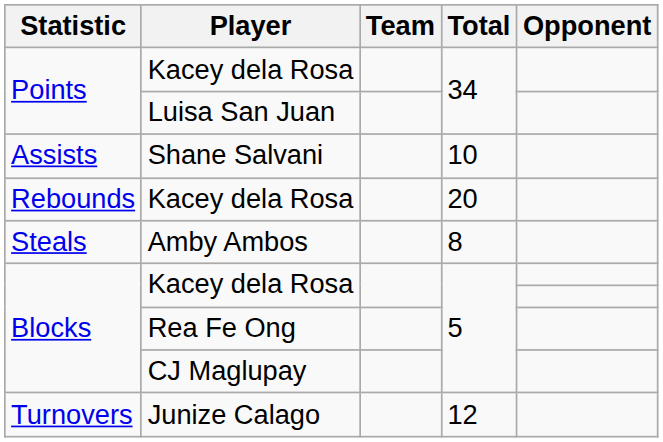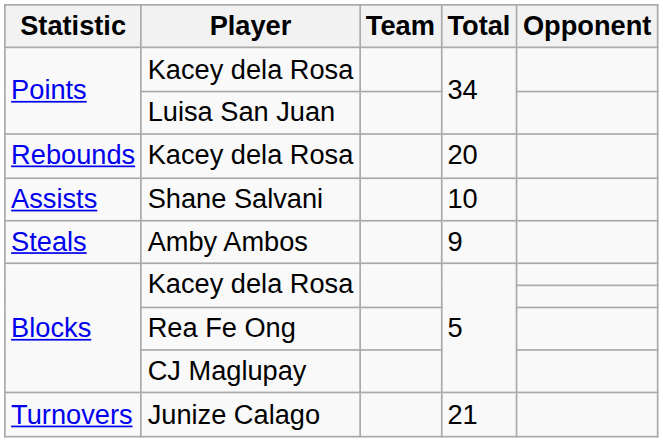rows swapped: (73, 198) <-> (54, 155)
(455, 241) 8 -> (455, 241) 9
(463, 414) 12 -> (463, 414) 21
